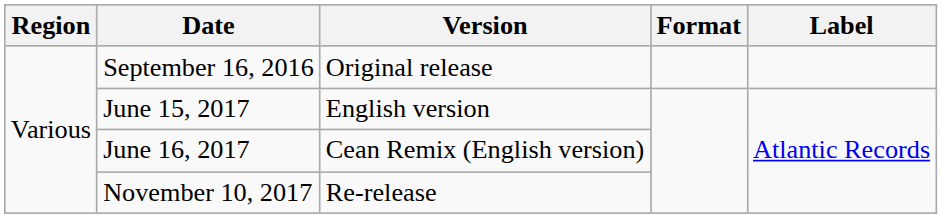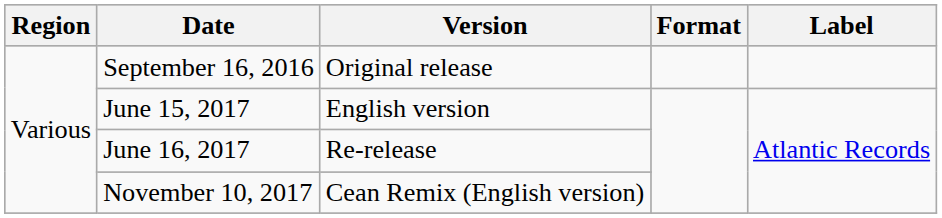(485, 150) Cean Remix (English version) -> (381, 150) Re-release
(381, 191) Re-release -> (485, 191) Cean Remix (English version)
